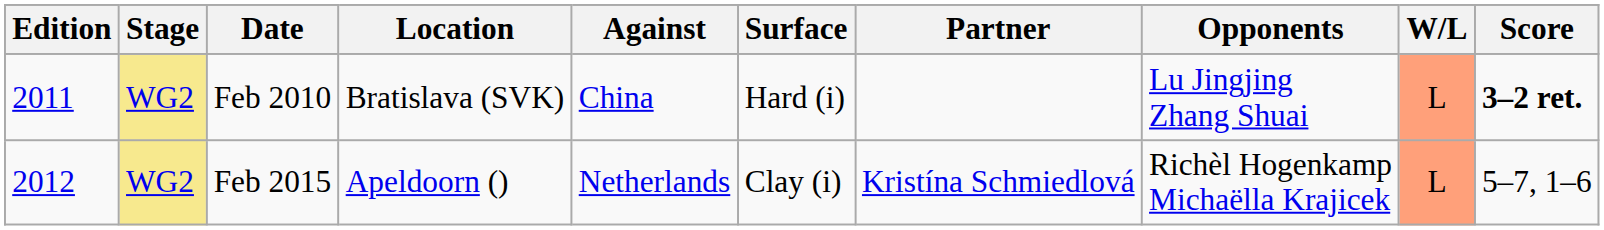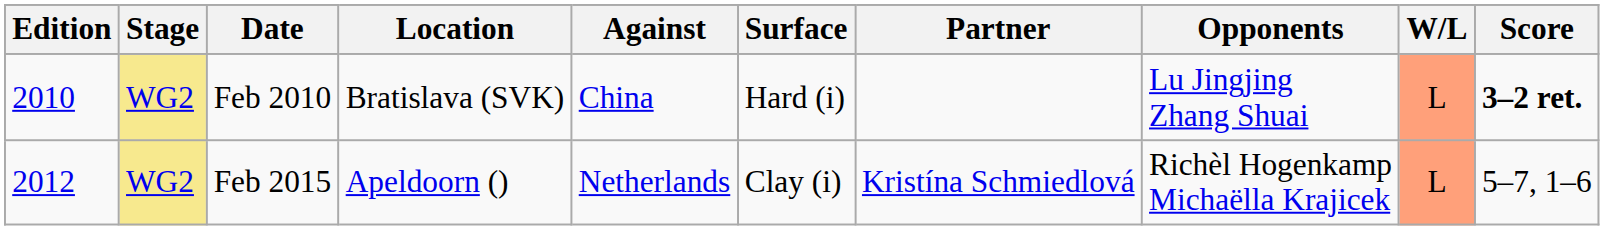(43, 96) 2011 -> (44, 96) 2010
